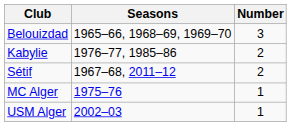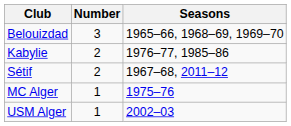columns swapped: (260, 14) <-> (153, 14)
